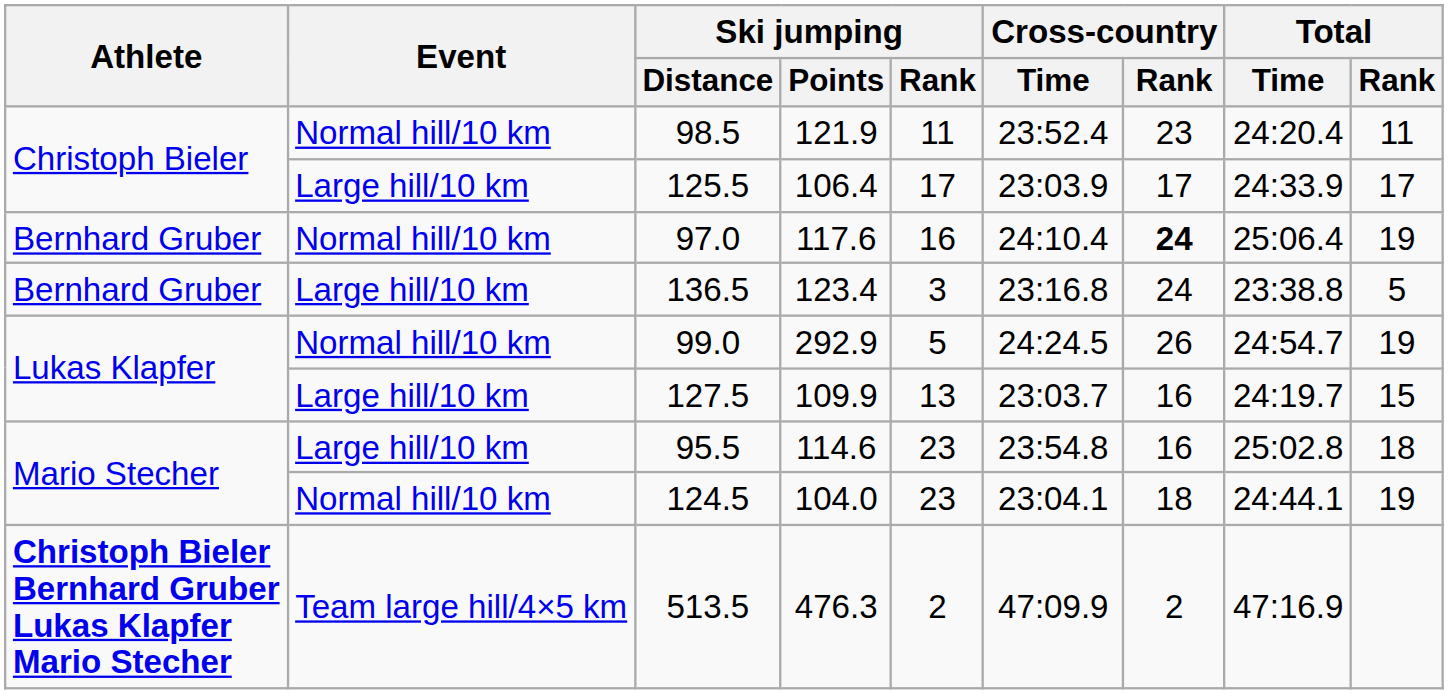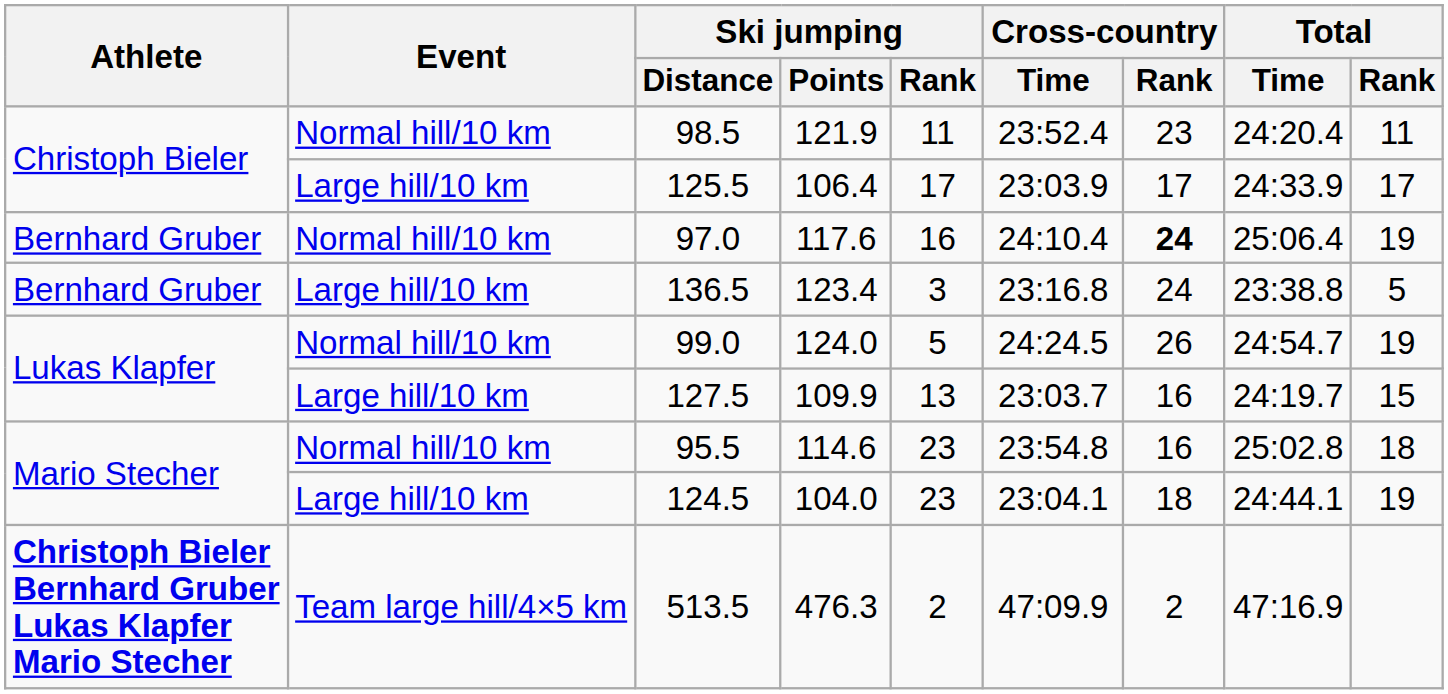(836, 343) 292.9 -> (836, 343) 124.0
(412, 447) Large hill/10 km -> (423, 447) Normal hill/10 km
(423, 500) Normal hill/10 km -> (412, 500) Large hill/10 km
